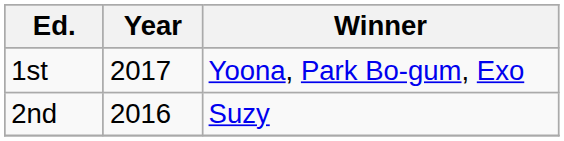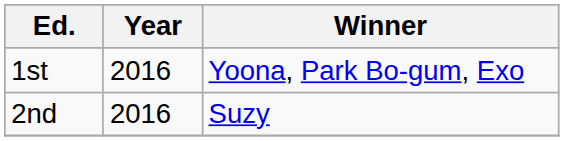(140, 69) 2017 -> (140, 69) 2016
